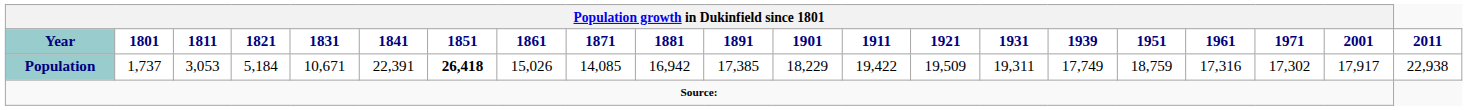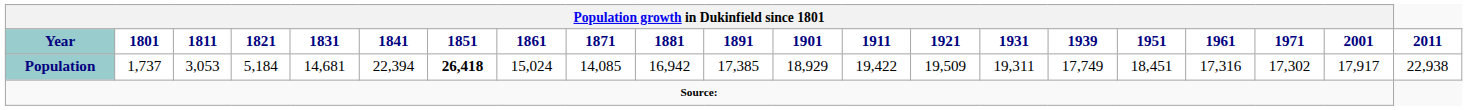(324, 67) 10,671 -> (324, 67) 14,681
(393, 67) 22,391 -> (393, 67) 22,394
(531, 67) 15,026 -> (531, 67) 15,024
(807, 67) 18,229 -> (807, 67) 18,929
(1152, 67) 18,759 -> (1152, 67) 18,451
